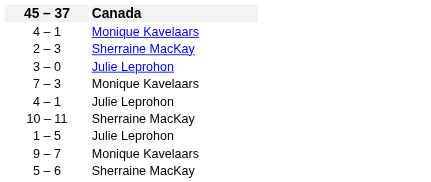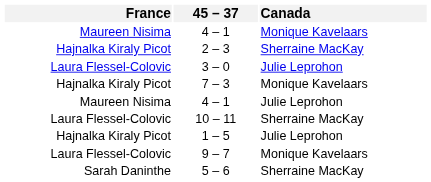+ column: (148, 13)
